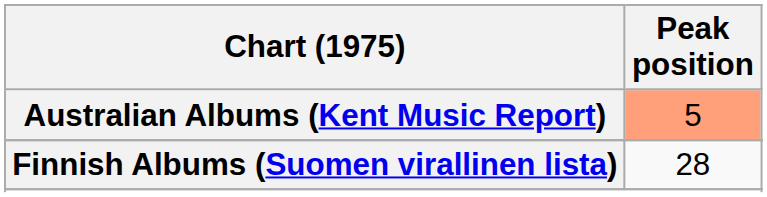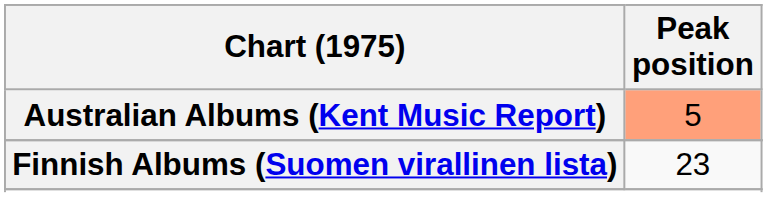(693, 164) 28 -> (693, 164) 23
